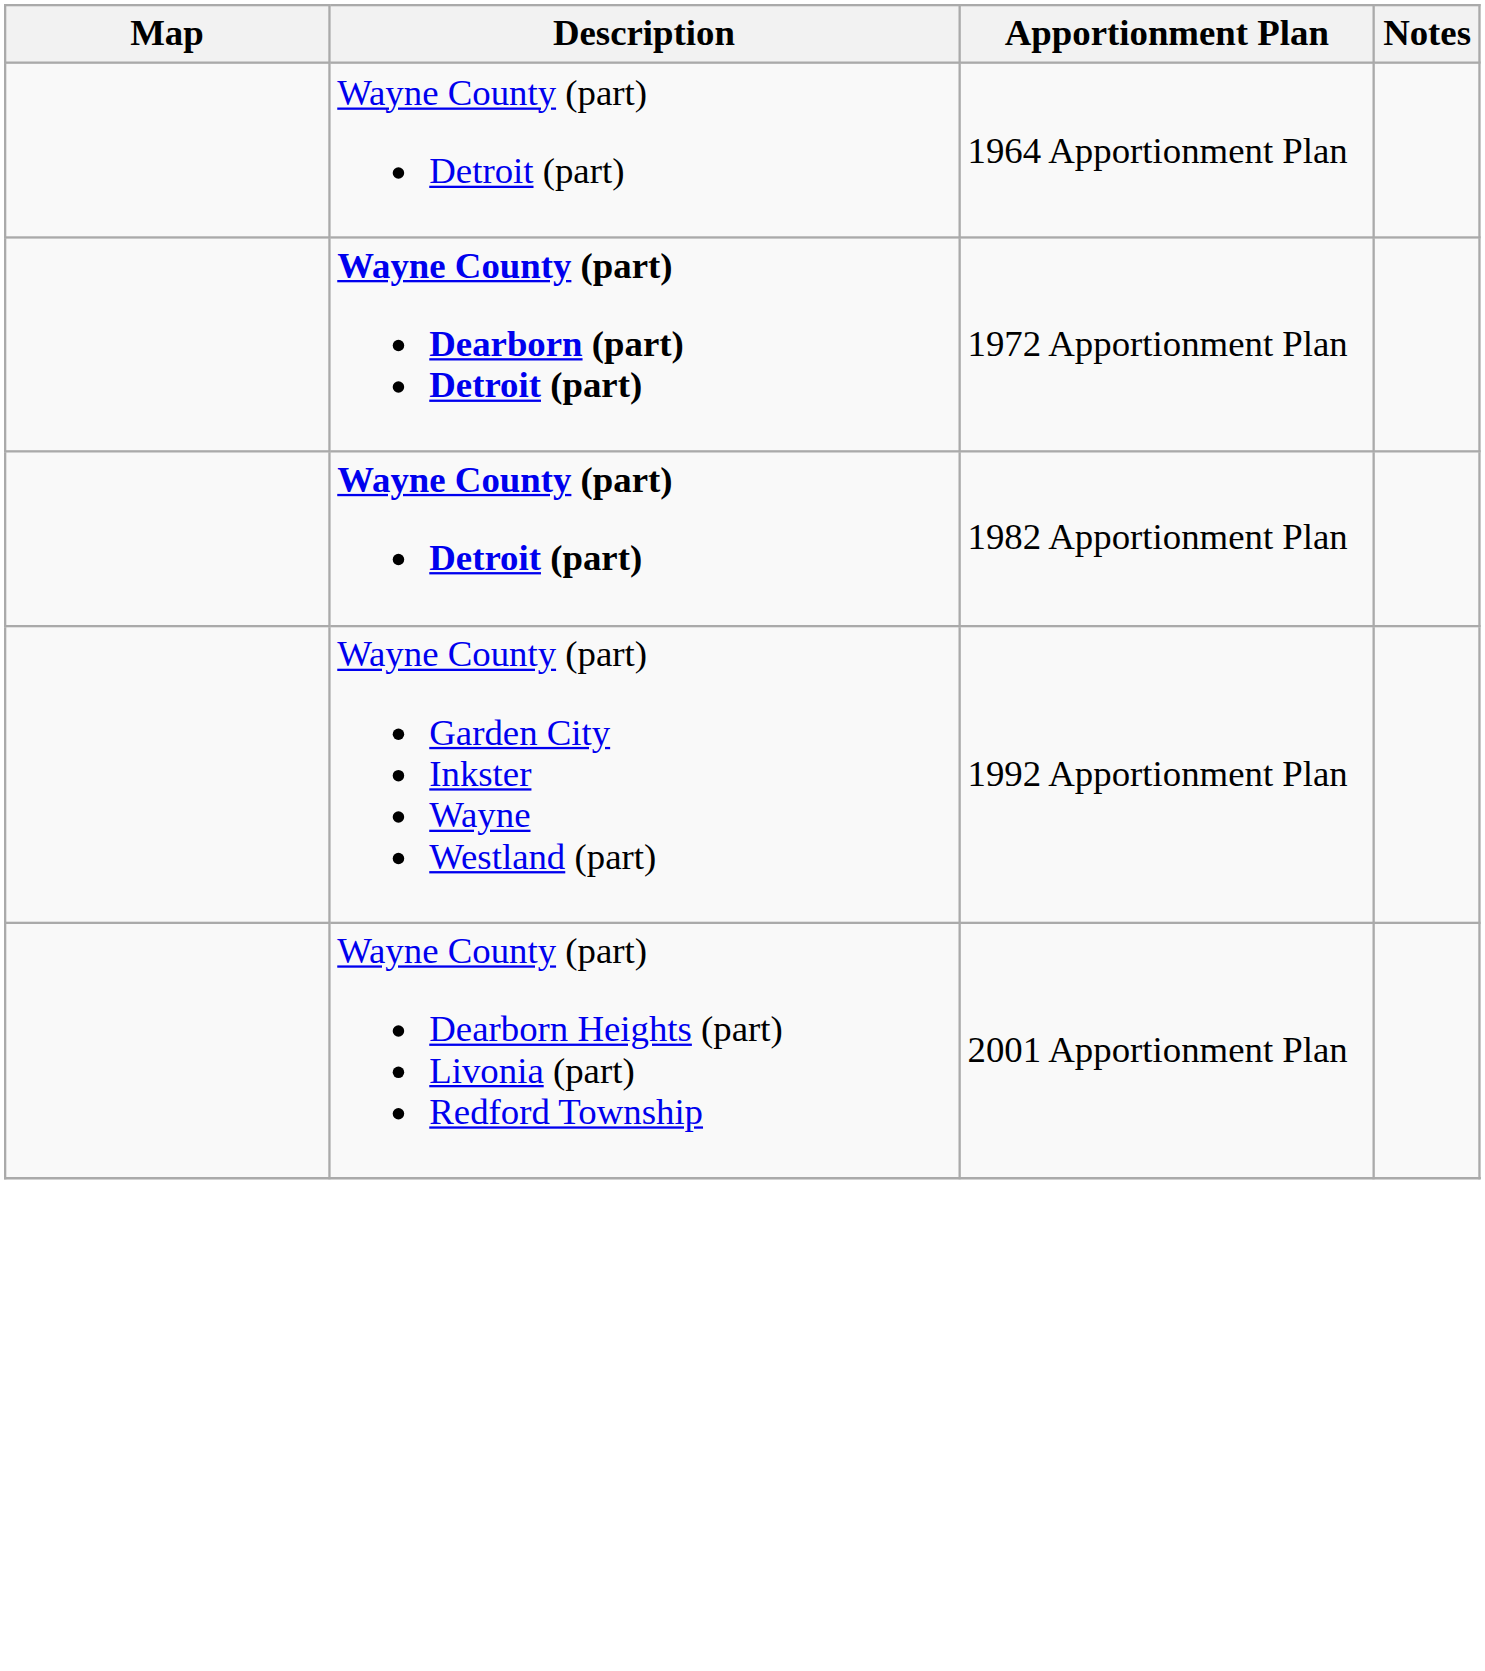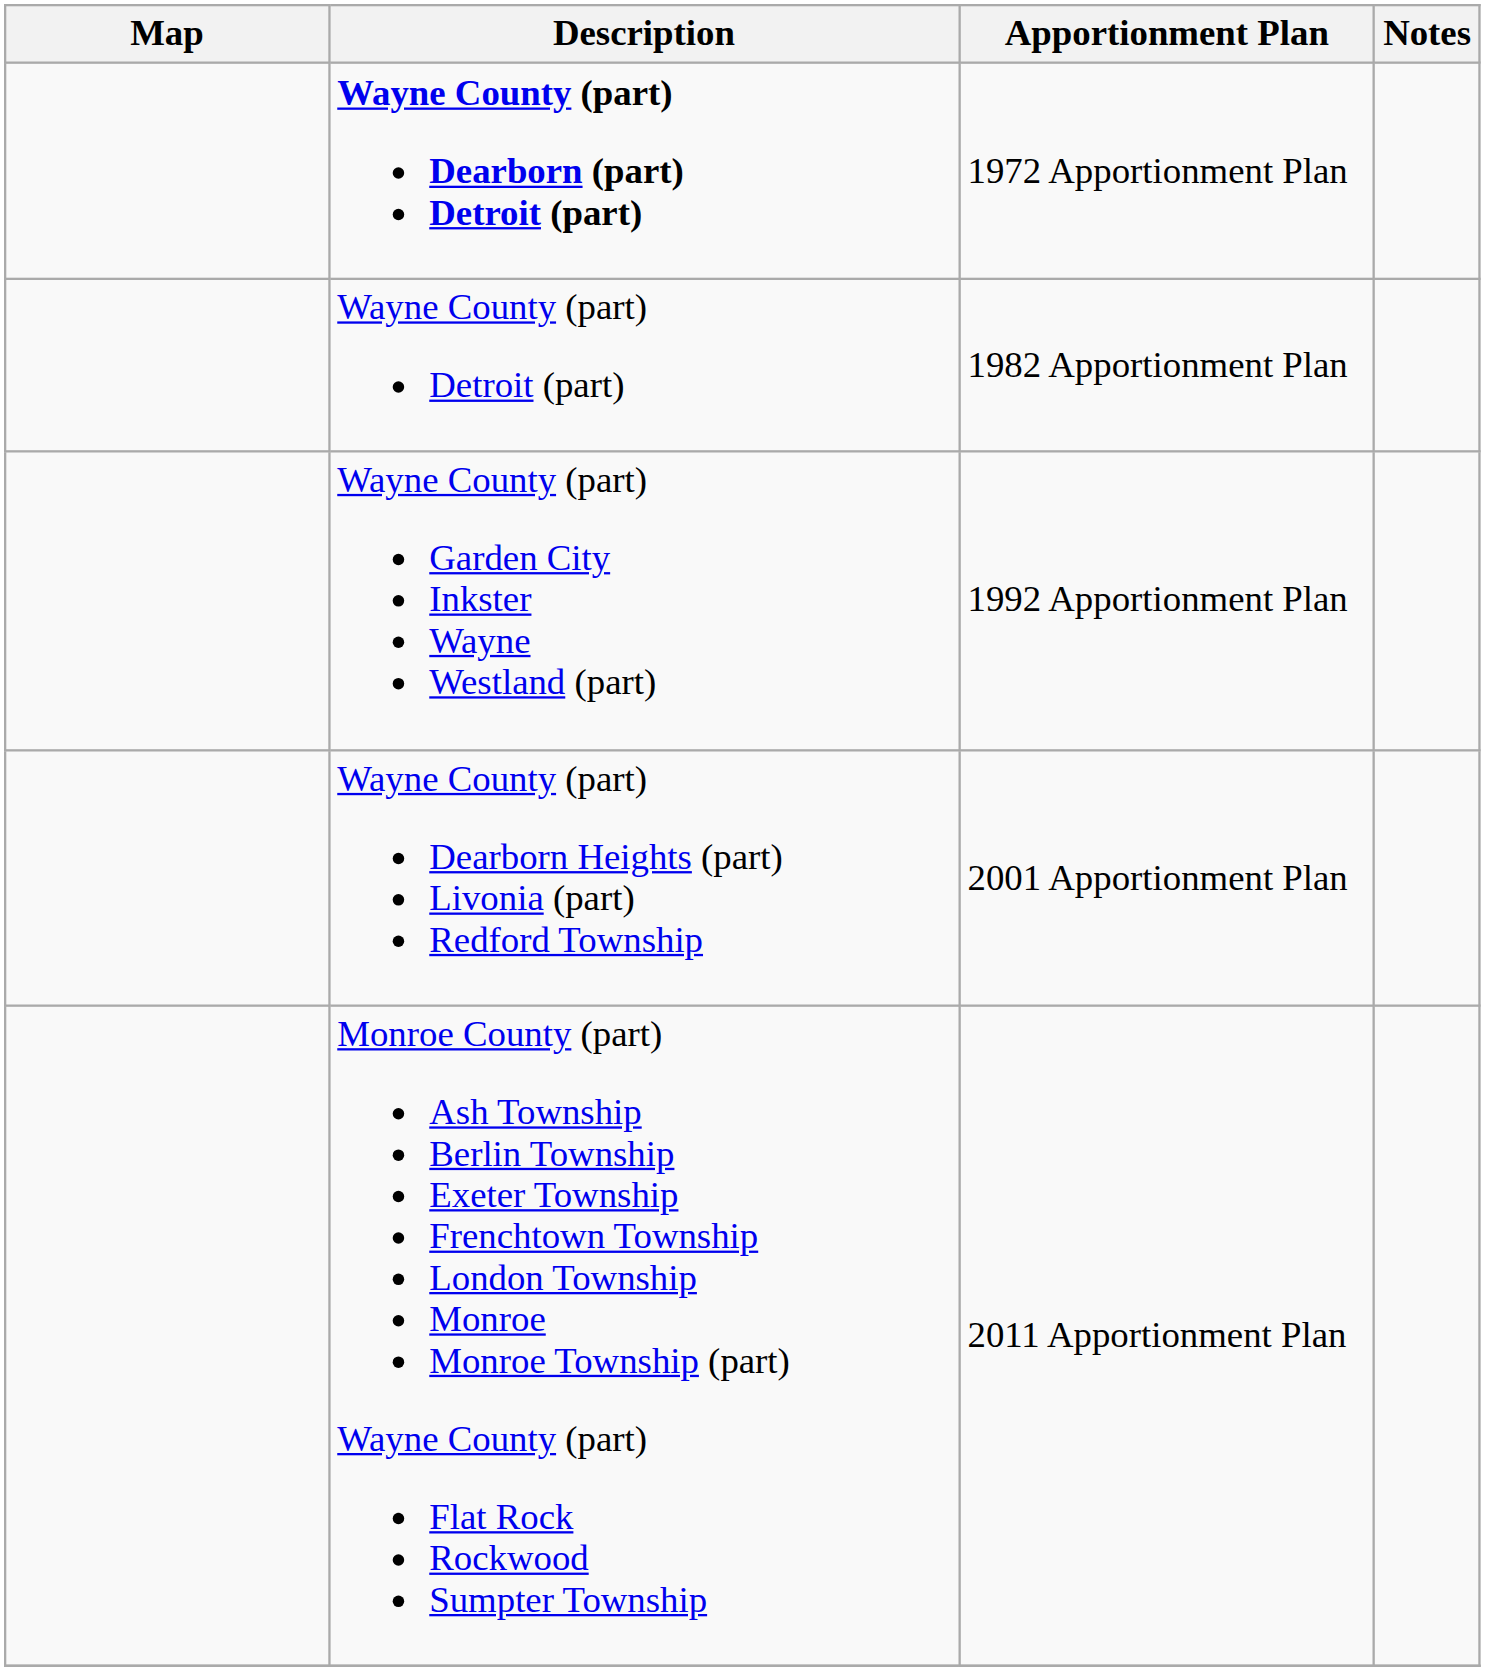- row: (1158, 149)
(644, 520) bold -> (644, 347) normal
+ row: (1157, 1335)
